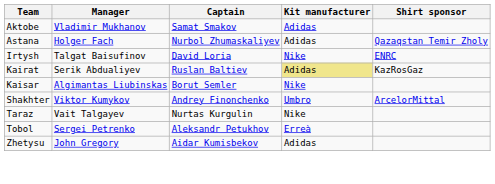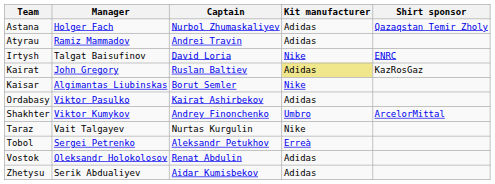- row: (23, 26)
+ row: (23, 41)
(97, 70) Serik Abdualiyev -> (86, 70) John Gregory
+ row: (28, 99)
+ row: (23, 158)
(86, 143) John Gregory -> (97, 172) Serik Abdualiyev
